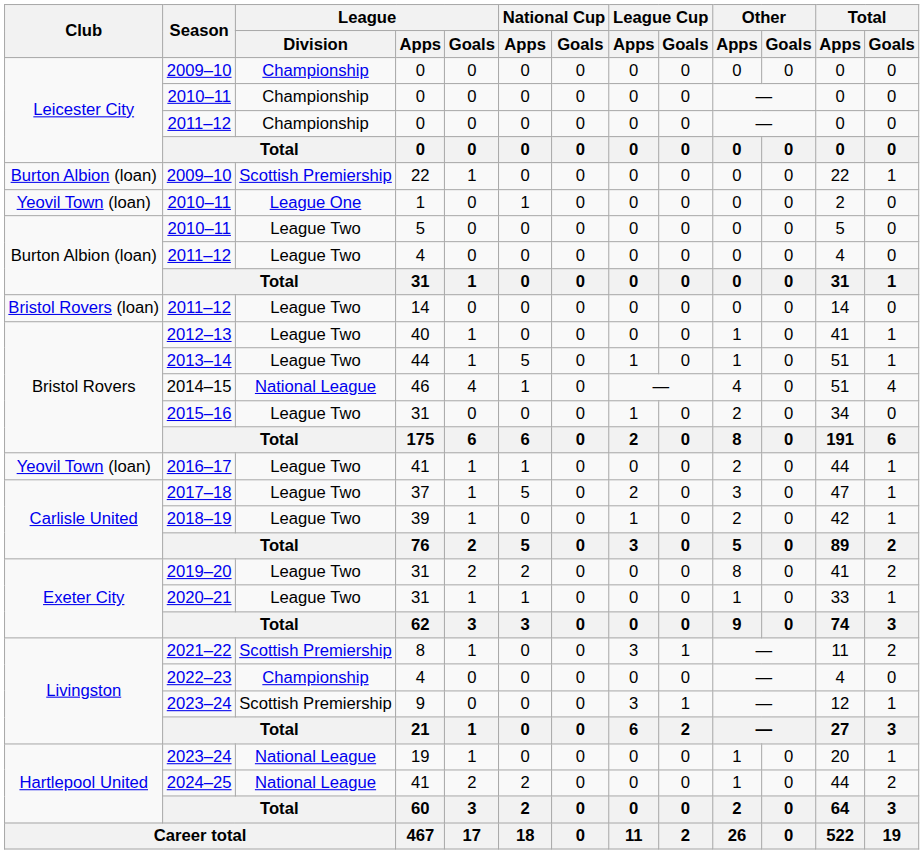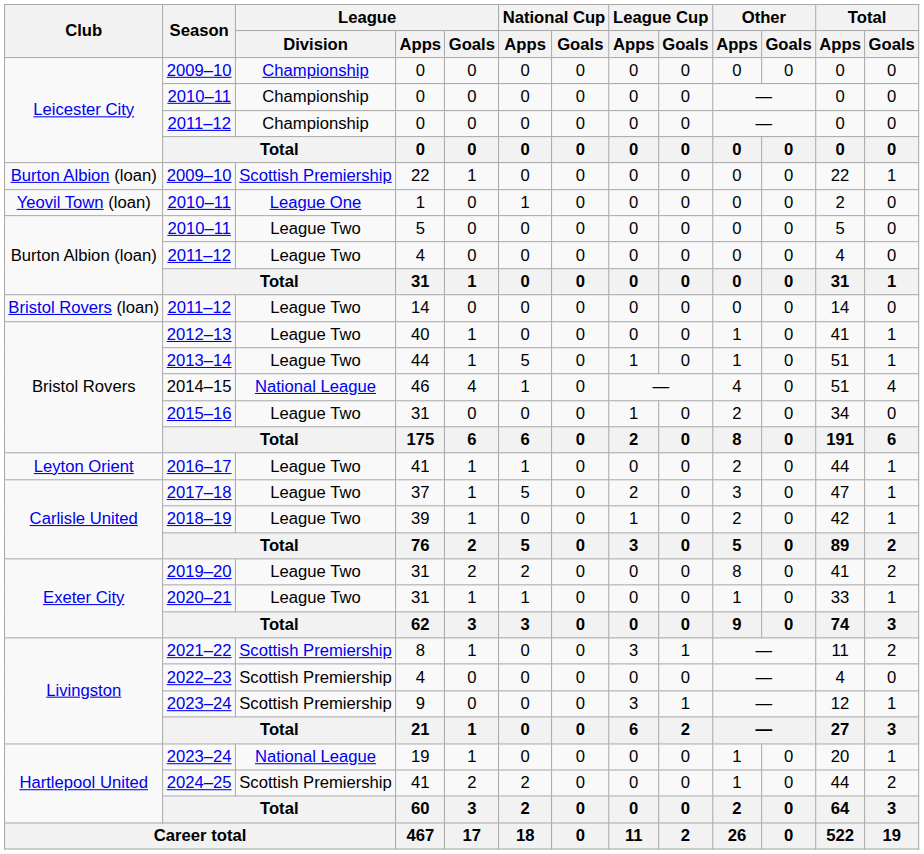(84, 466) Yeovil Town (loan) -> (84, 466) Leyton Orient
(316, 677) Championship -> (316, 677) Scottish Premiership
(316, 783) National League -> (316, 783) Scottish Premiership
